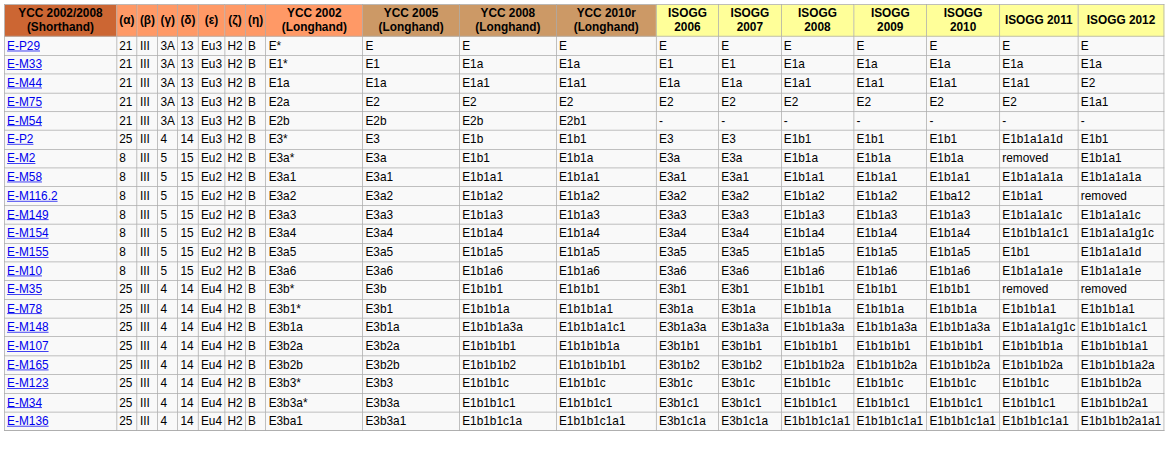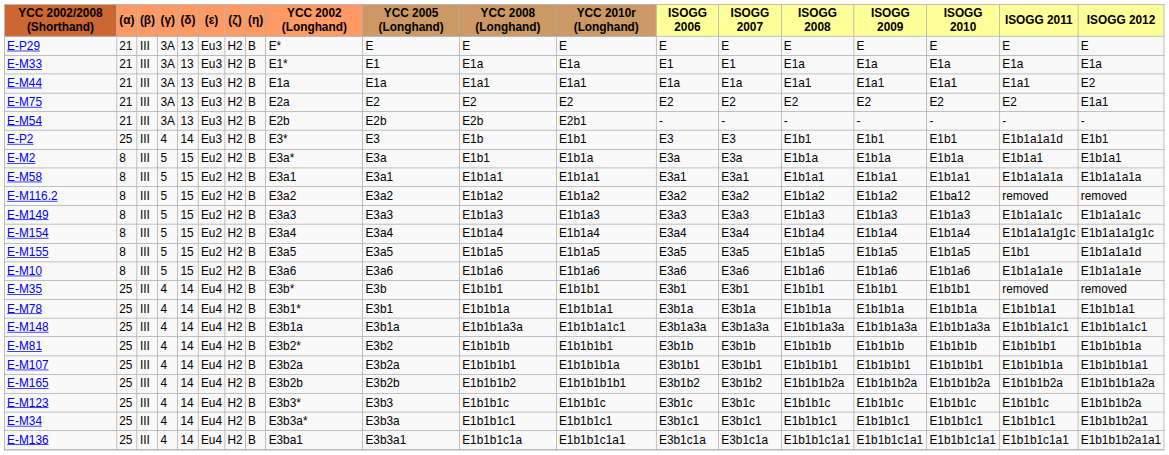(1025, 158) removed -> (1023, 158) E1b1a1
(1023, 196) E1b1a1 -> (1025, 196) removed
(1036, 233) E1b1b1a1c1 -> (1039, 233) E1b1a1a1g1c
(1039, 327) E1b1a1a1g1c -> (1036, 327) E1b1b1a1c1
+ row: (25, 346)
